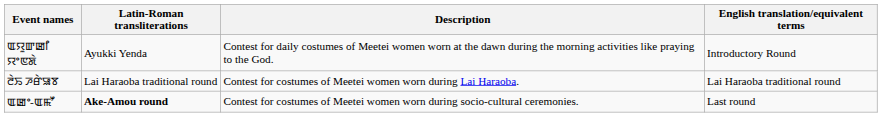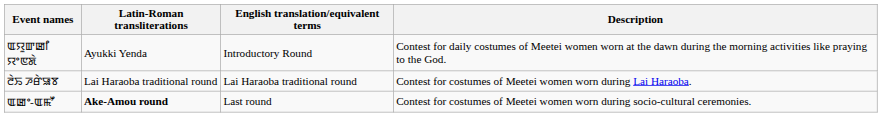columns swapped: (791, 19) <-> (463, 19)
